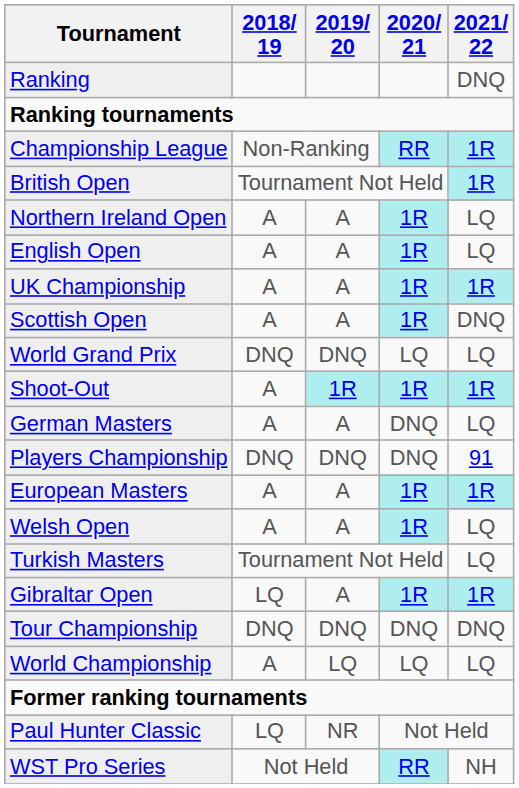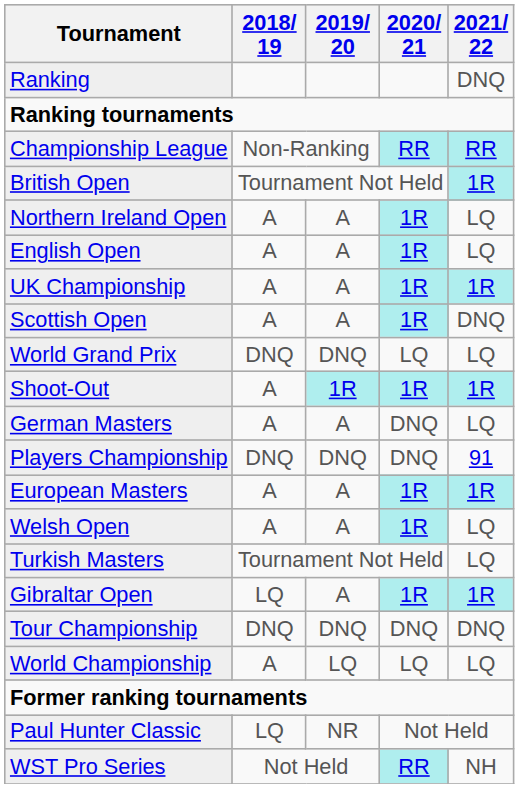(481, 148) 1R -> (481, 148) RR
